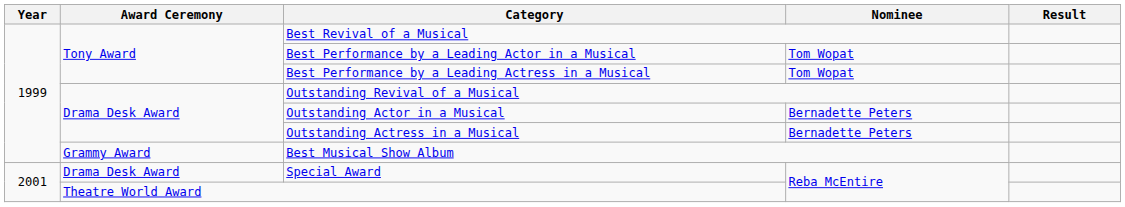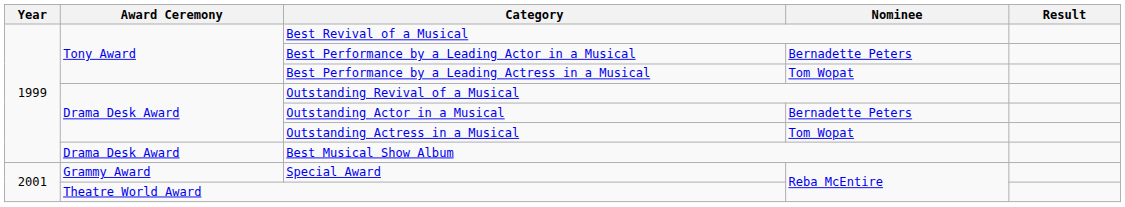(821, 54) Tom Wopat -> (850, 54) Bernadette Peters
(850, 133) Bernadette Peters -> (821, 133) Tom Wopat
(107, 152) Grammy Award -> (121, 152) Drama Desk Award
(121, 172) Drama Desk Award -> (107, 172) Grammy Award
